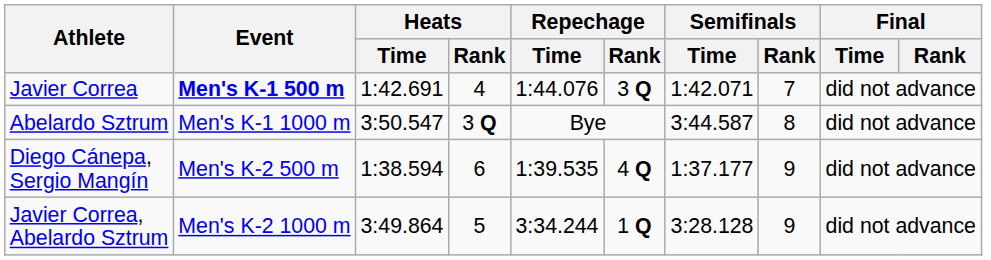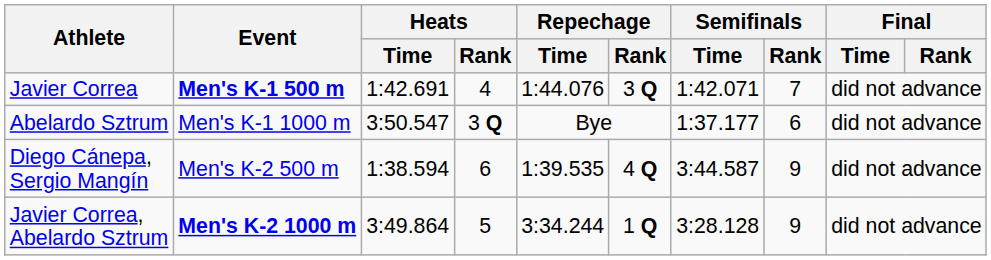(712, 123) 3:44.587 -> (718, 123) 1:37.177
(789, 123) 8 -> (795, 123) 6
(712, 168) 1:37.177 -> (718, 168) 3:44.587
(264, 226) normal -> (267, 226) bold
